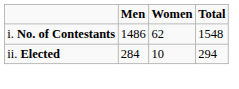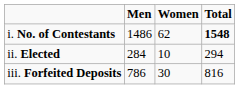(211, 34) normal -> (217, 34) bold
+ row: (64, 73)
